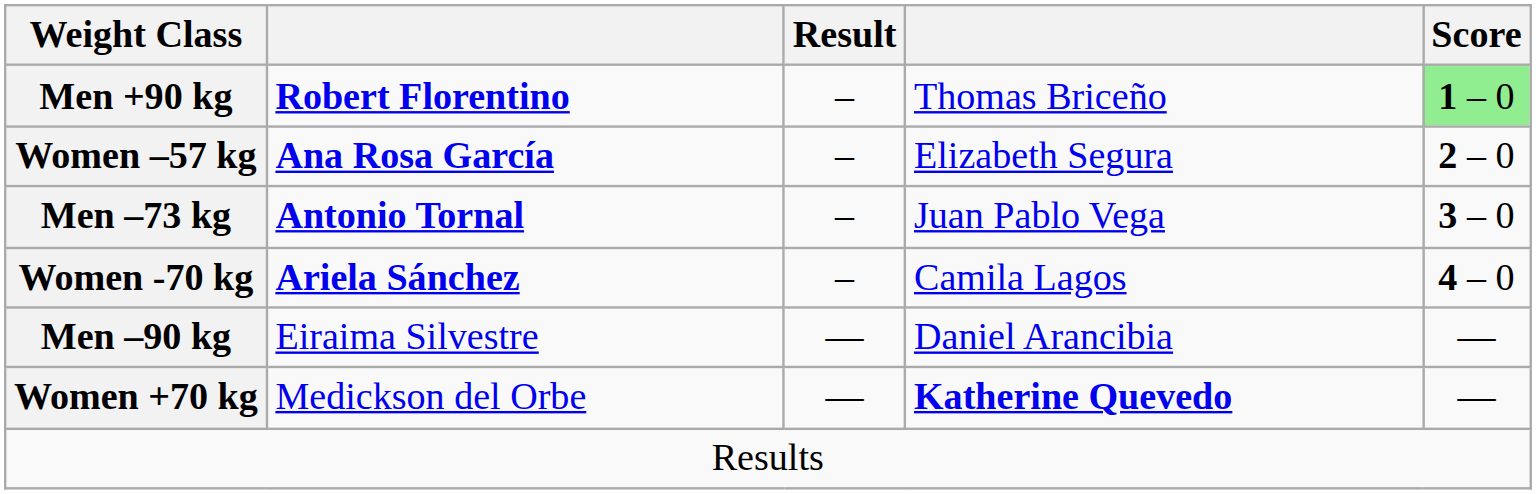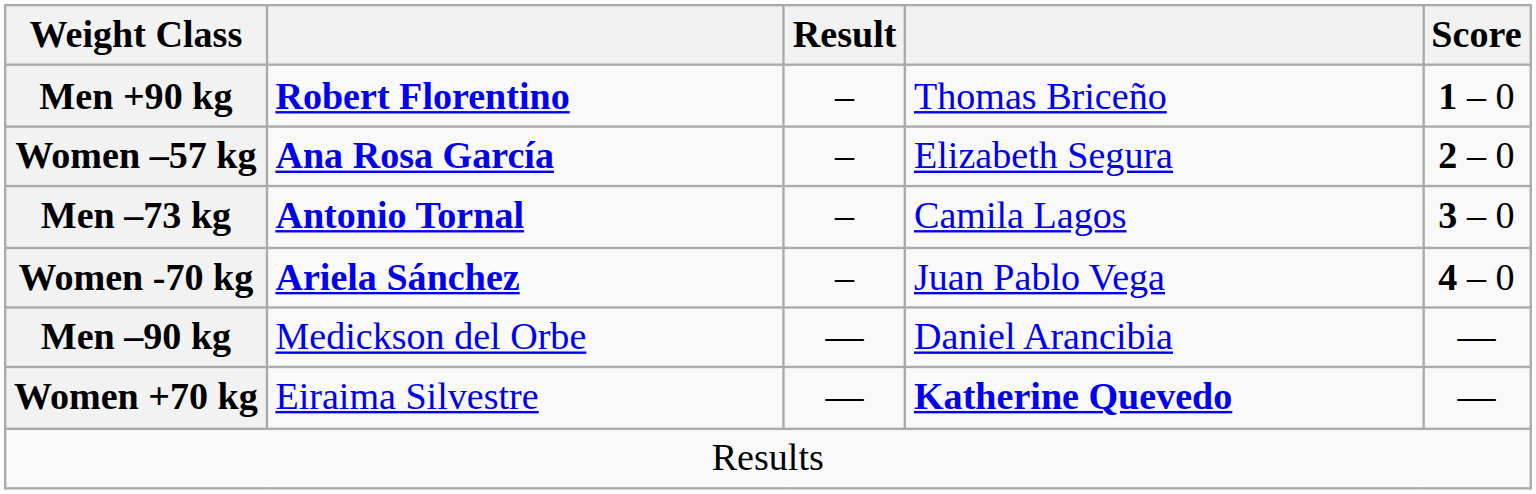(1476, 95) lightgreen background -> (1476, 95) no background
(1039, 215) Juan Pablo Vega -> (1020, 215) Camila Lagos
(1020, 276) Camila Lagos -> (1039, 276) Juan Pablo Vega
(407, 336) Eiraima Silvestre -> (431, 336) Medickson del Orbe
(431, 397) Medickson del Orbe -> (407, 397) Eiraima Silvestre
